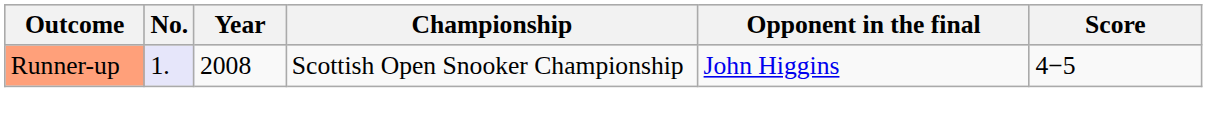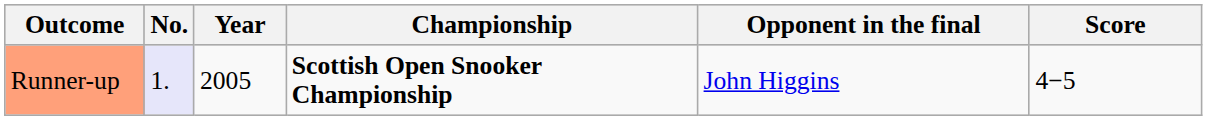(226, 65) 2008 -> (226, 79) 2005
(488, 65) normal -> (417, 79) bold
